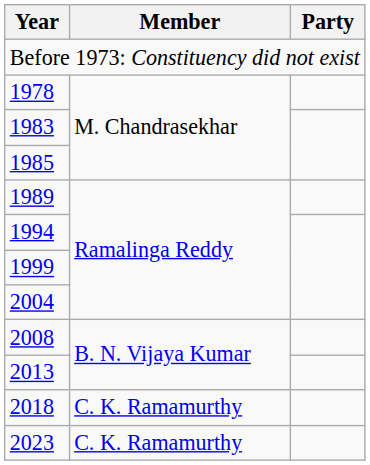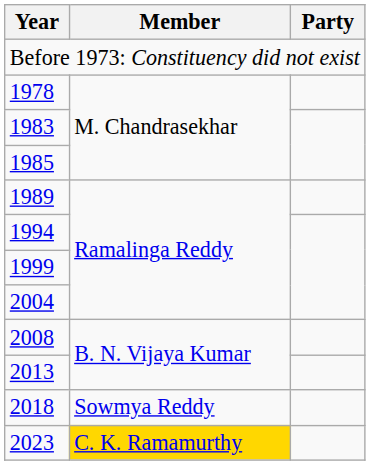(158, 407) C. K. Ramamurthy -> (144, 407) Sowmya Reddy
(158, 442) no background -> (158, 442) gold background
